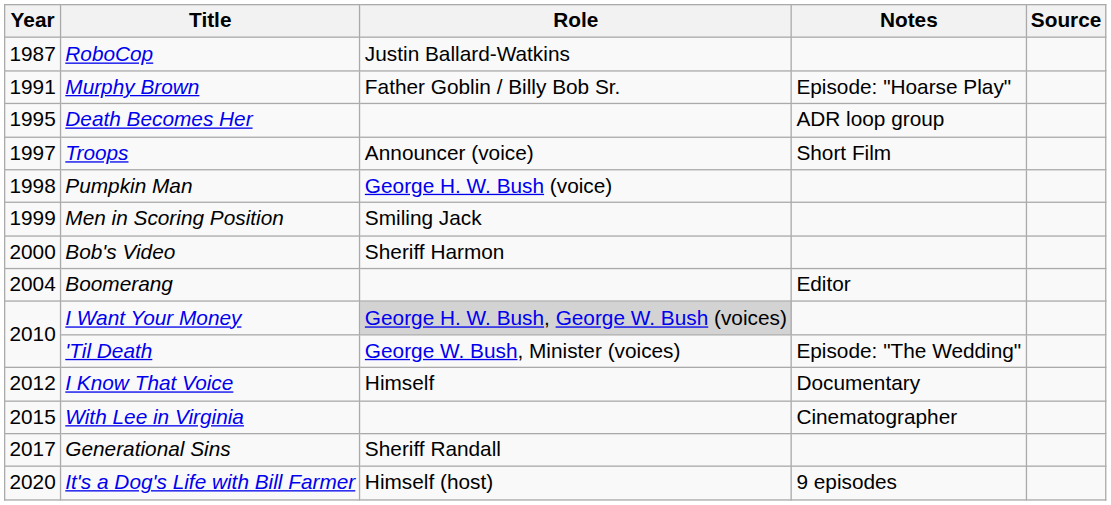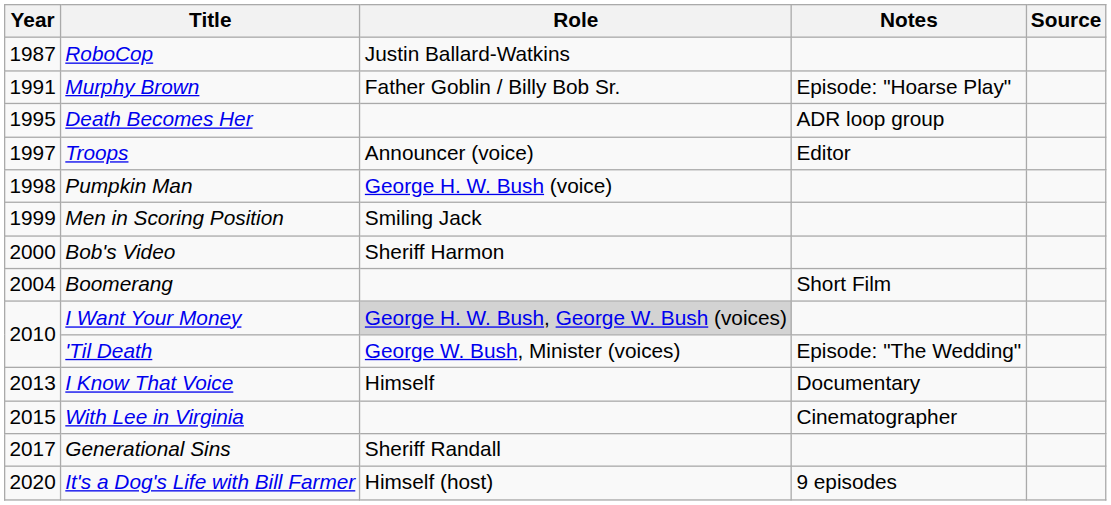(844, 152) Short Film -> (824, 152) Editor
(824, 284) Editor -> (844, 284) Short Film
(33, 383) 2012 -> (33, 383) 2013
